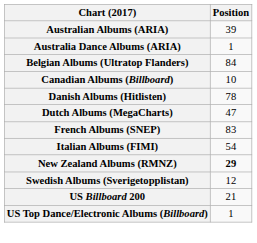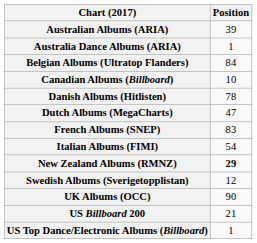+ row: (107, 197)
